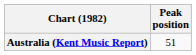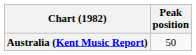(171, 42) 51 -> (171, 42) 50
